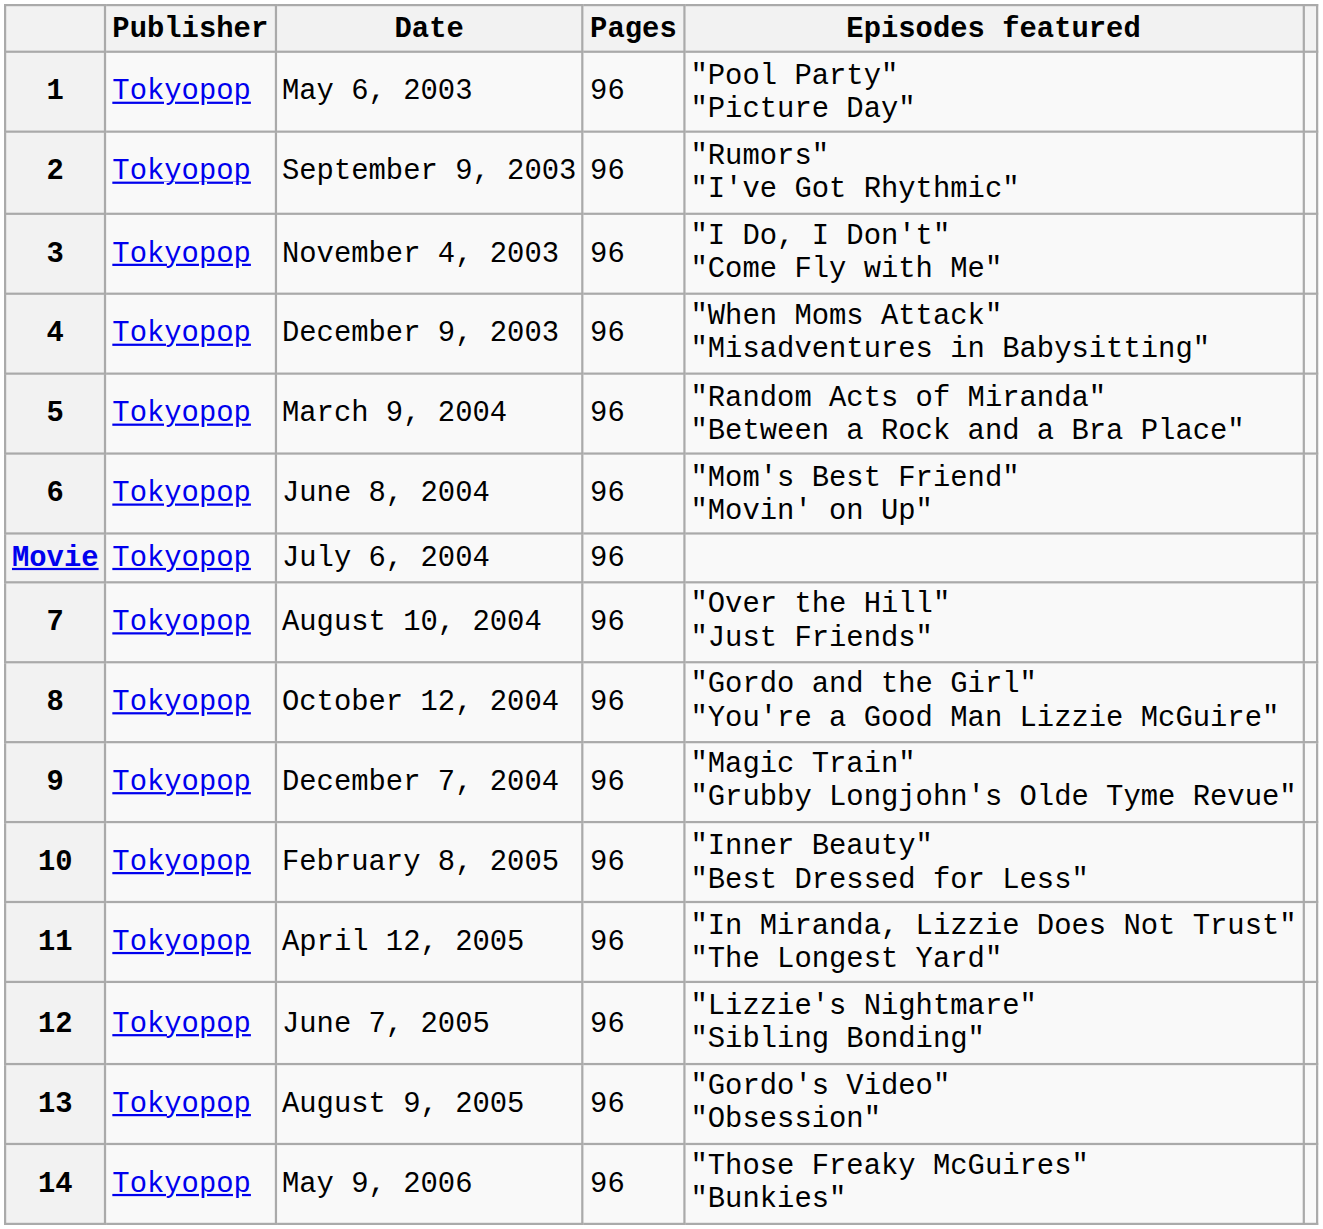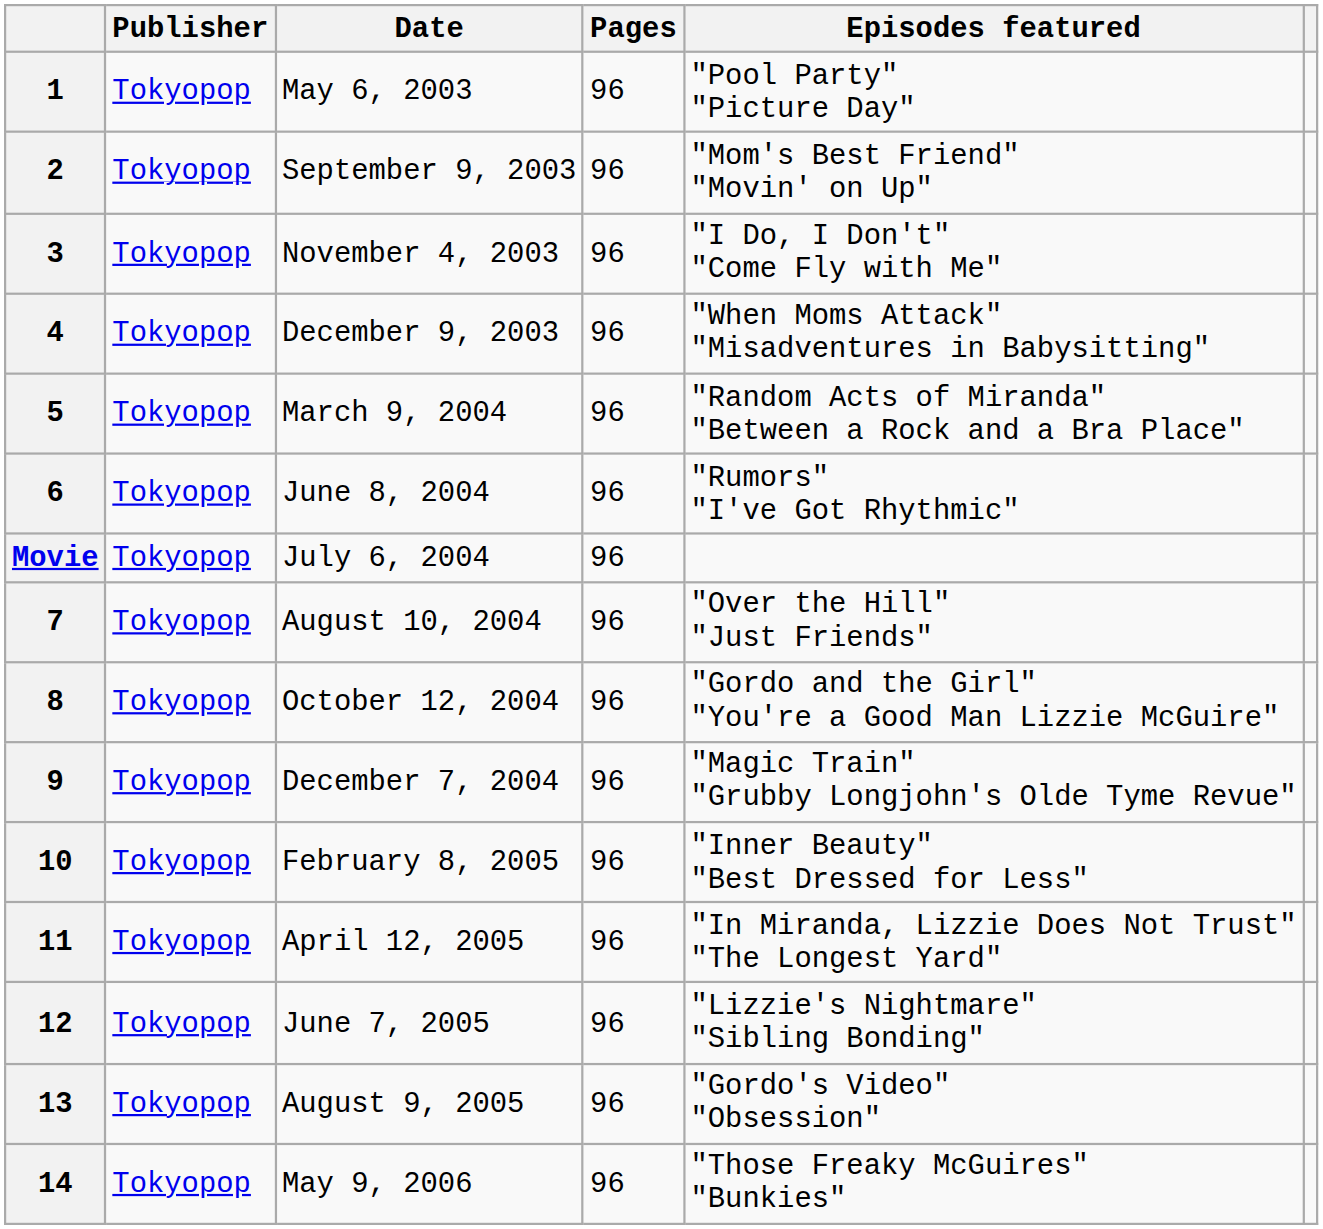(855, 173) "Rumors" "I've Got Rhythmic" -> (855, 173) "Mom's Best Friend" "Movin' on Up"
(855, 494) "Mom's Best Friend" "Movin' on Up" -> (855, 494) "Rumors" "I've Got Rhythmic"
